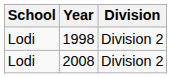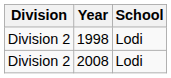columns swapped: (32, 15) <-> (132, 15)
